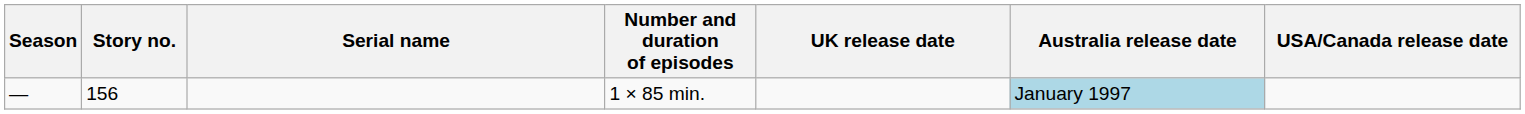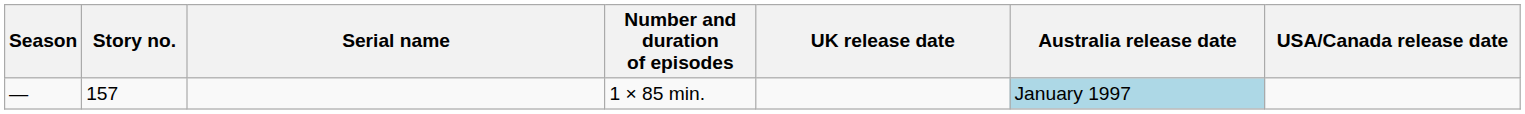(102, 93) 156 -> (102, 93) 157
